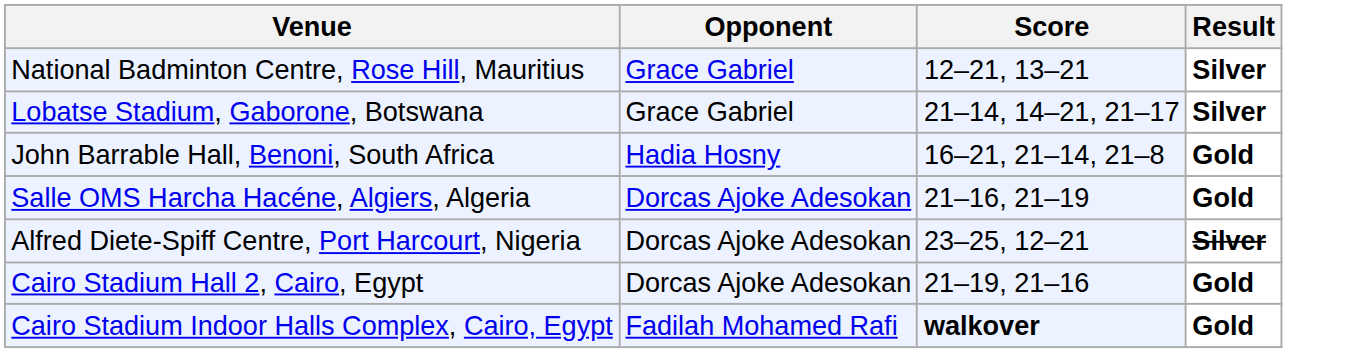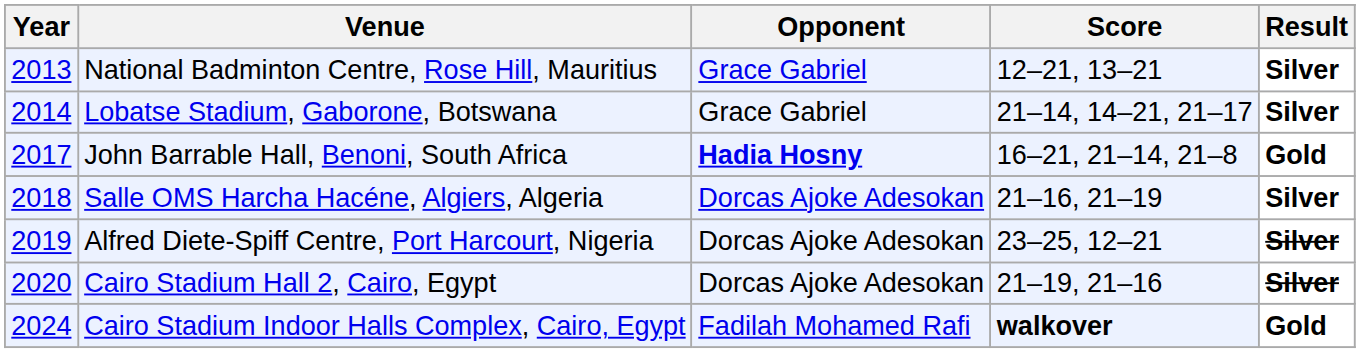+ column: (41, 27)
(703, 155) normal -> (780, 155) bold
(1223, 198) Gold -> (1302, 198) Silver
(1223, 283) Gold -> (1302, 283) Silver
